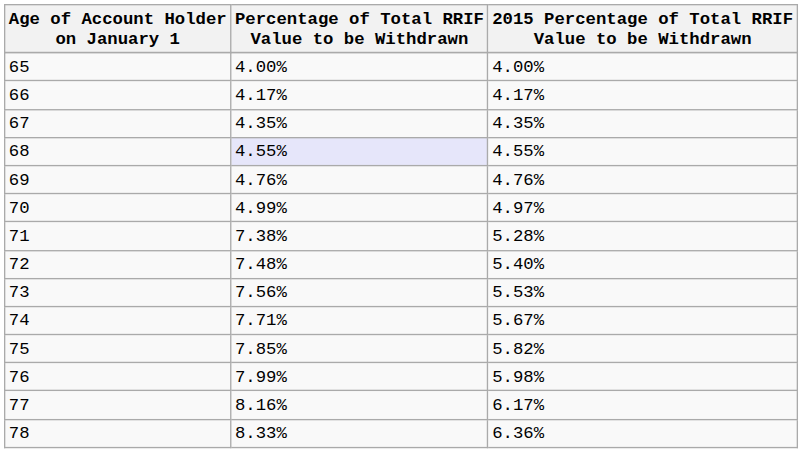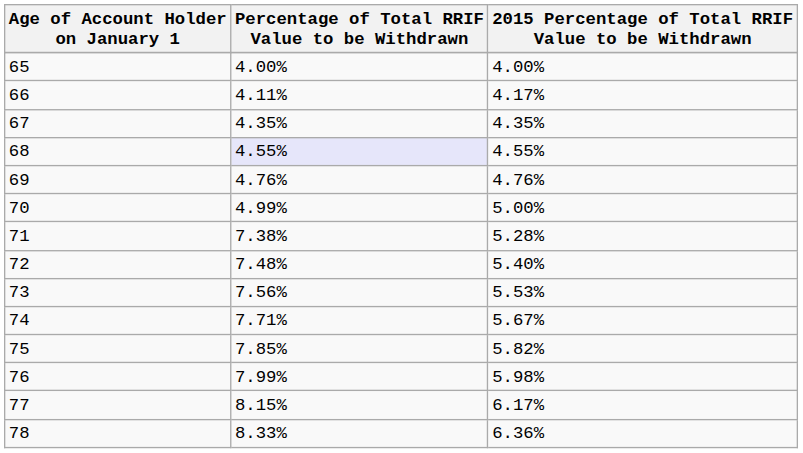(261, 95) 4.17% -> (261, 95) 4.11%
(518, 208) 4.97% -> (518, 208) 5.00%
(261, 405) 8.16% -> (261, 405) 8.15%
